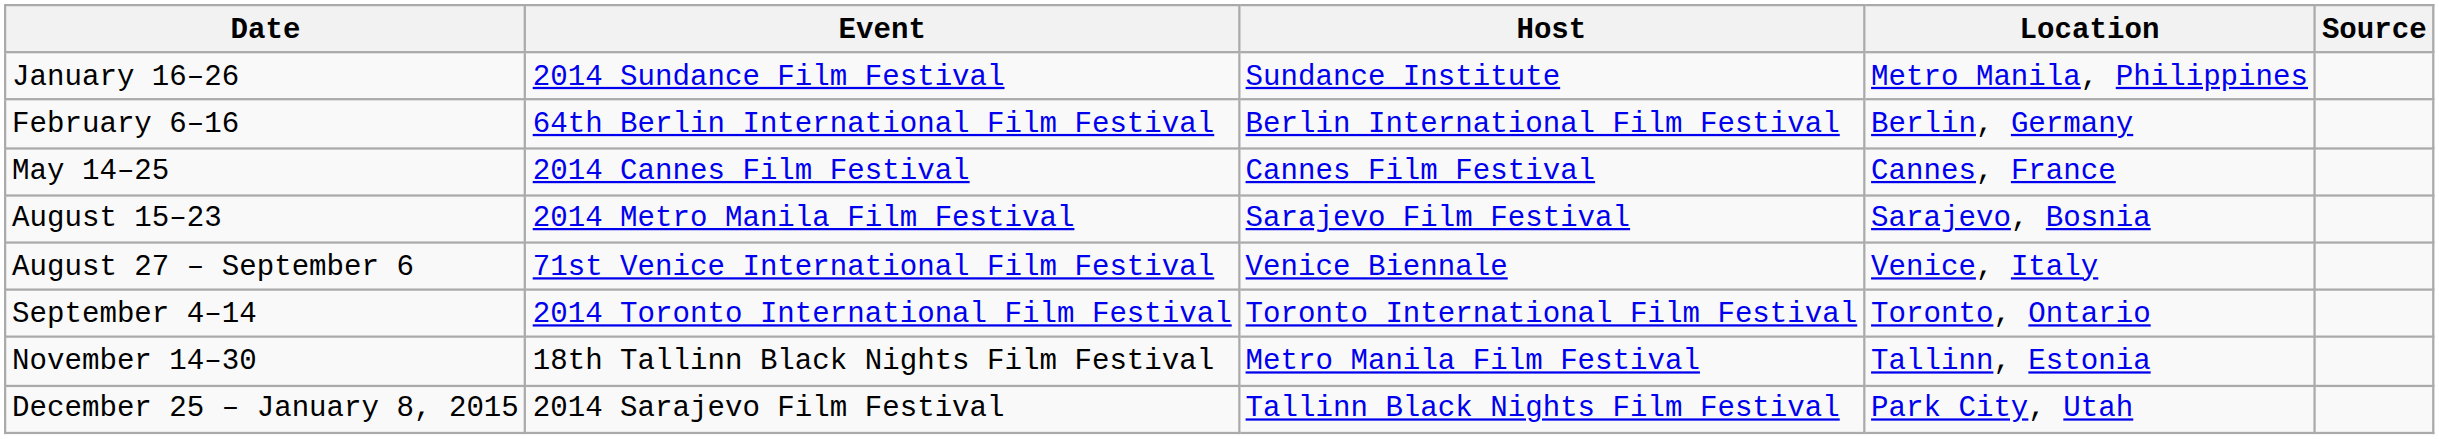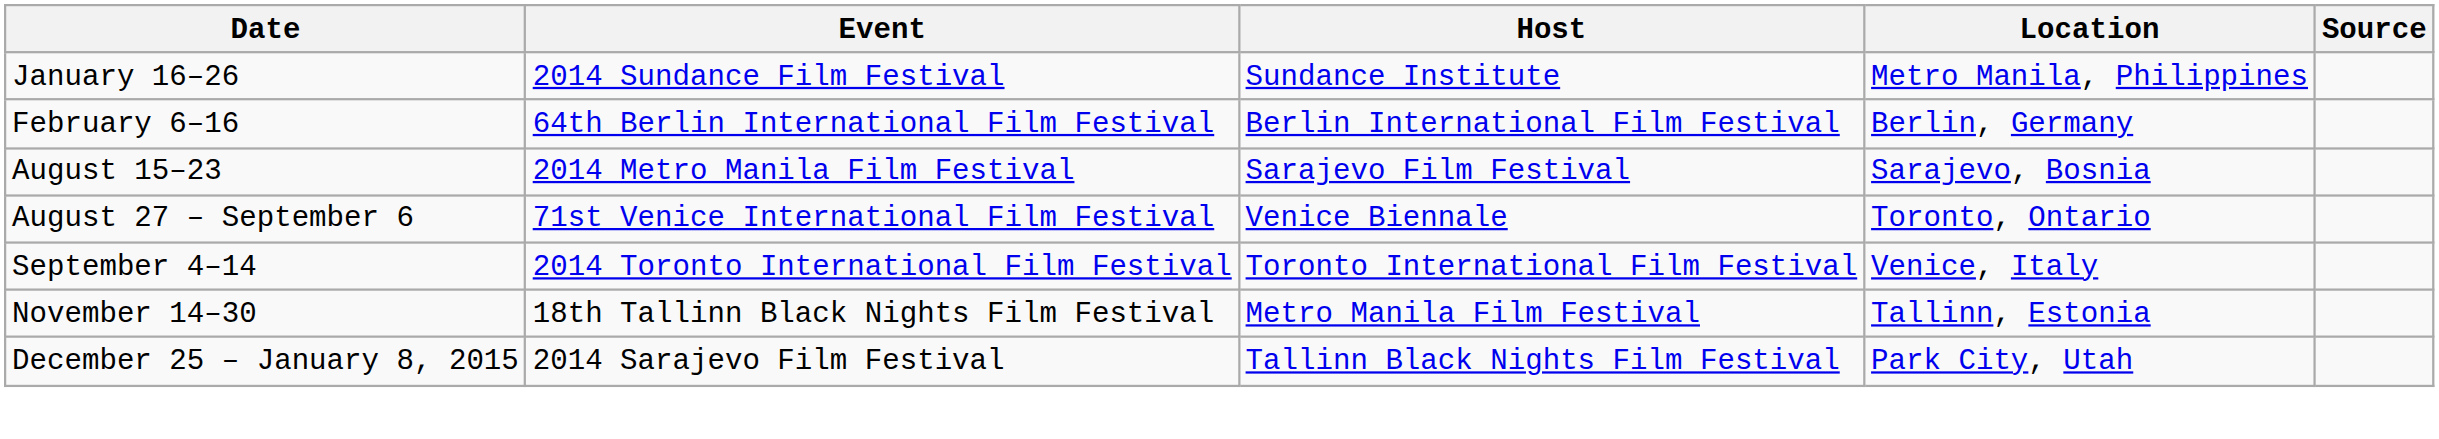- row: (91, 171)
(1985, 266) Venice, Italy -> (2011, 219) Toronto, Ontario
(2011, 314) Toronto, Ontario -> (1985, 266) Venice, Italy
